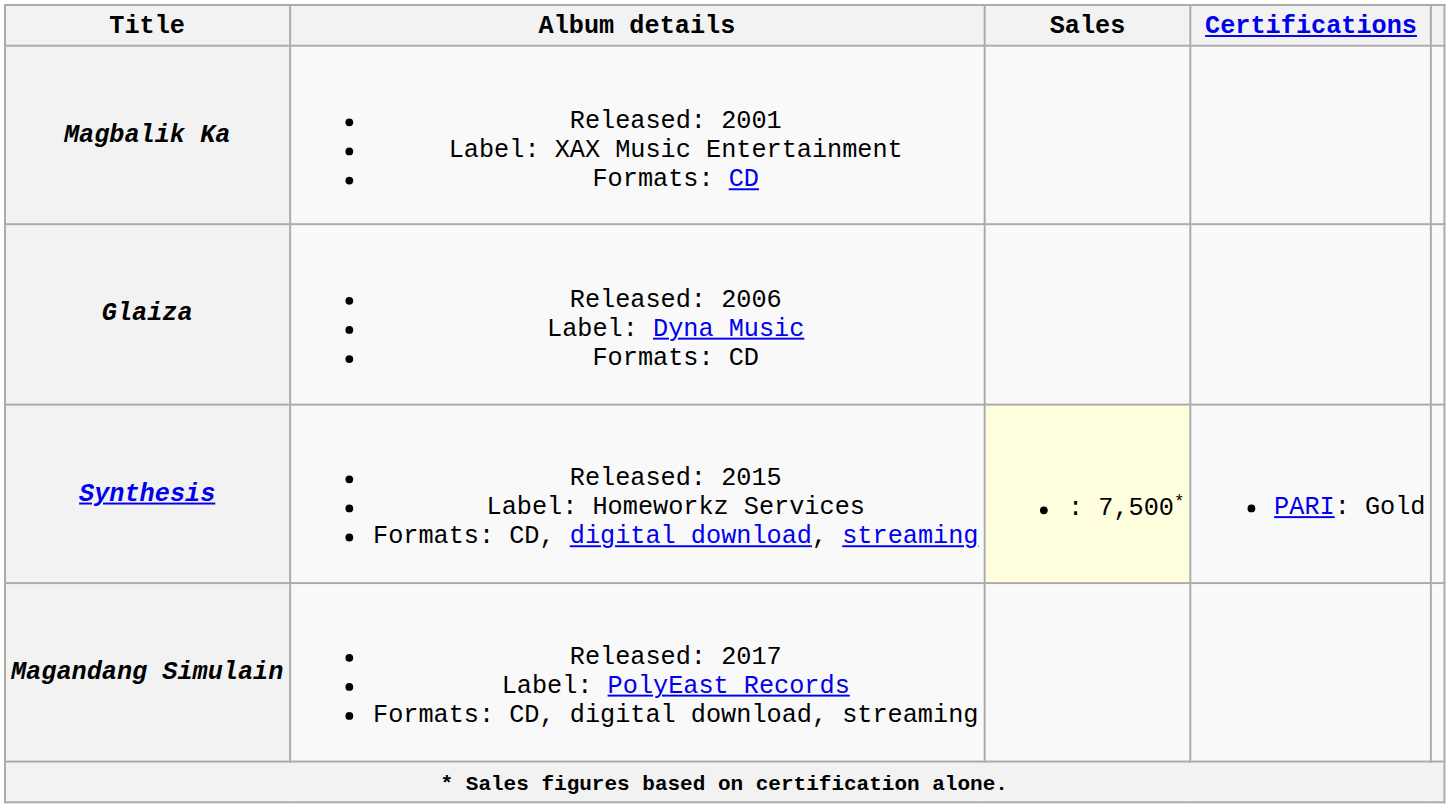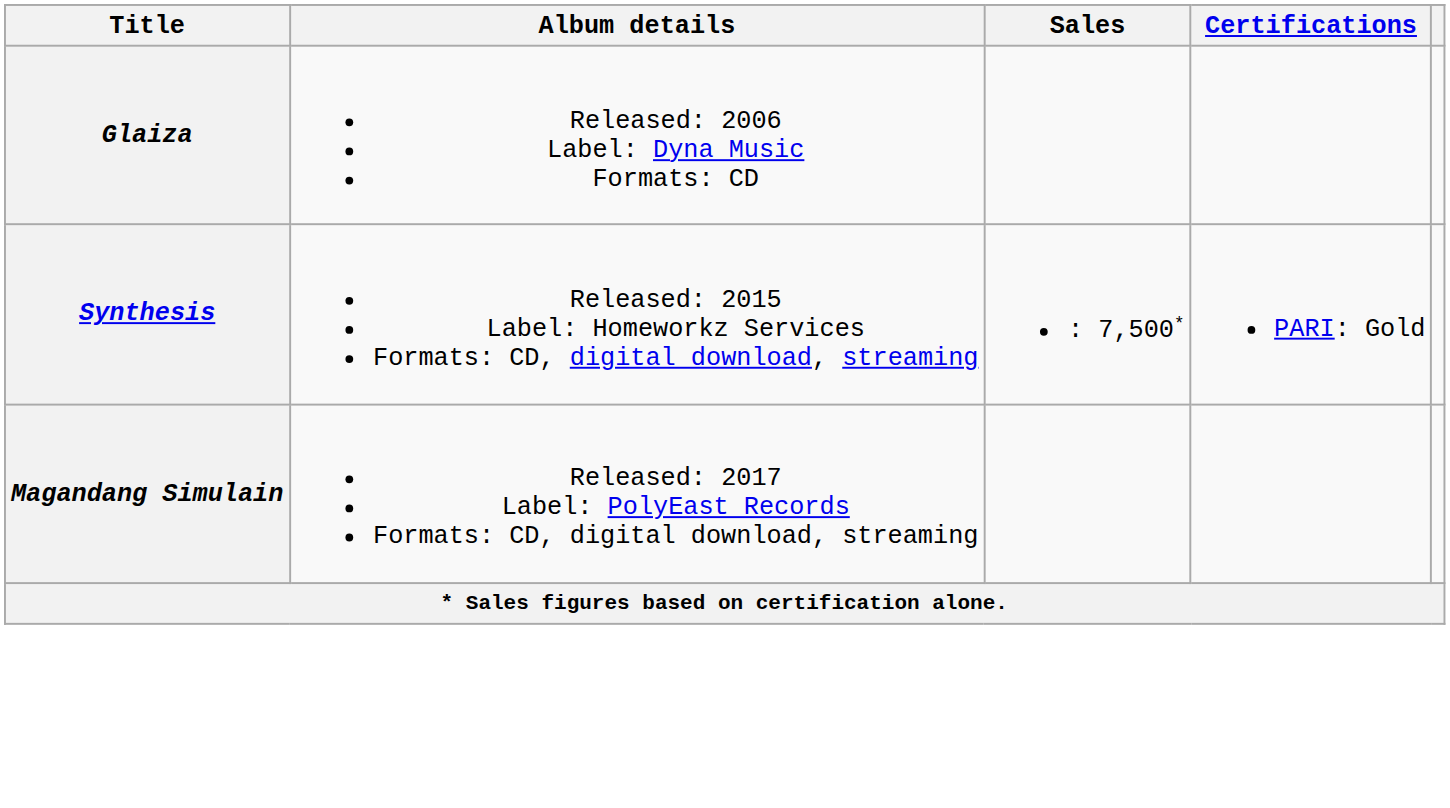- row: (147, 135)
(1087, 508) lightyellow background -> (1087, 329) no background
